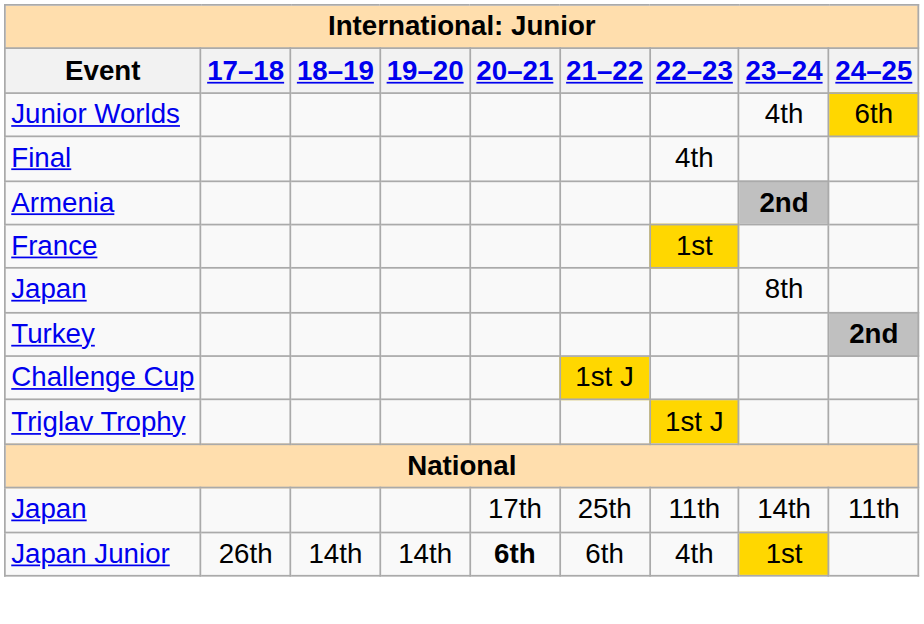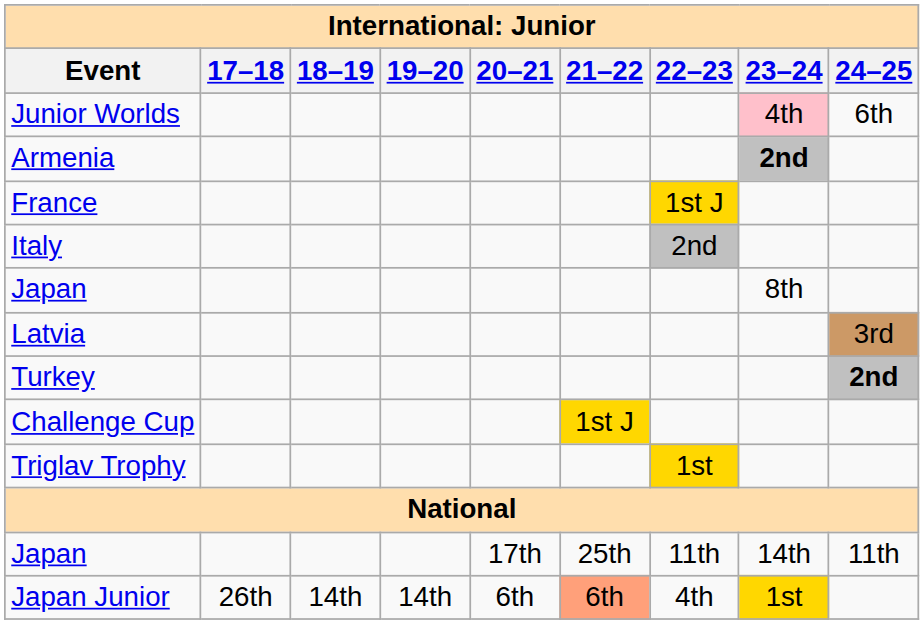(784, 114) no background -> (784, 114) pink background
(874, 114) gold background -> (874, 114) no background
- row: (41, 158)
(694, 245) 1st -> (694, 202) 1st J
+ row: (37, 245)
+ row: (48, 333)
(694, 421) 1st J -> (694, 465) 1st
(515, 553) bold -> (515, 597) normal
(605, 553) no background -> (605, 597) lightsalmon background
